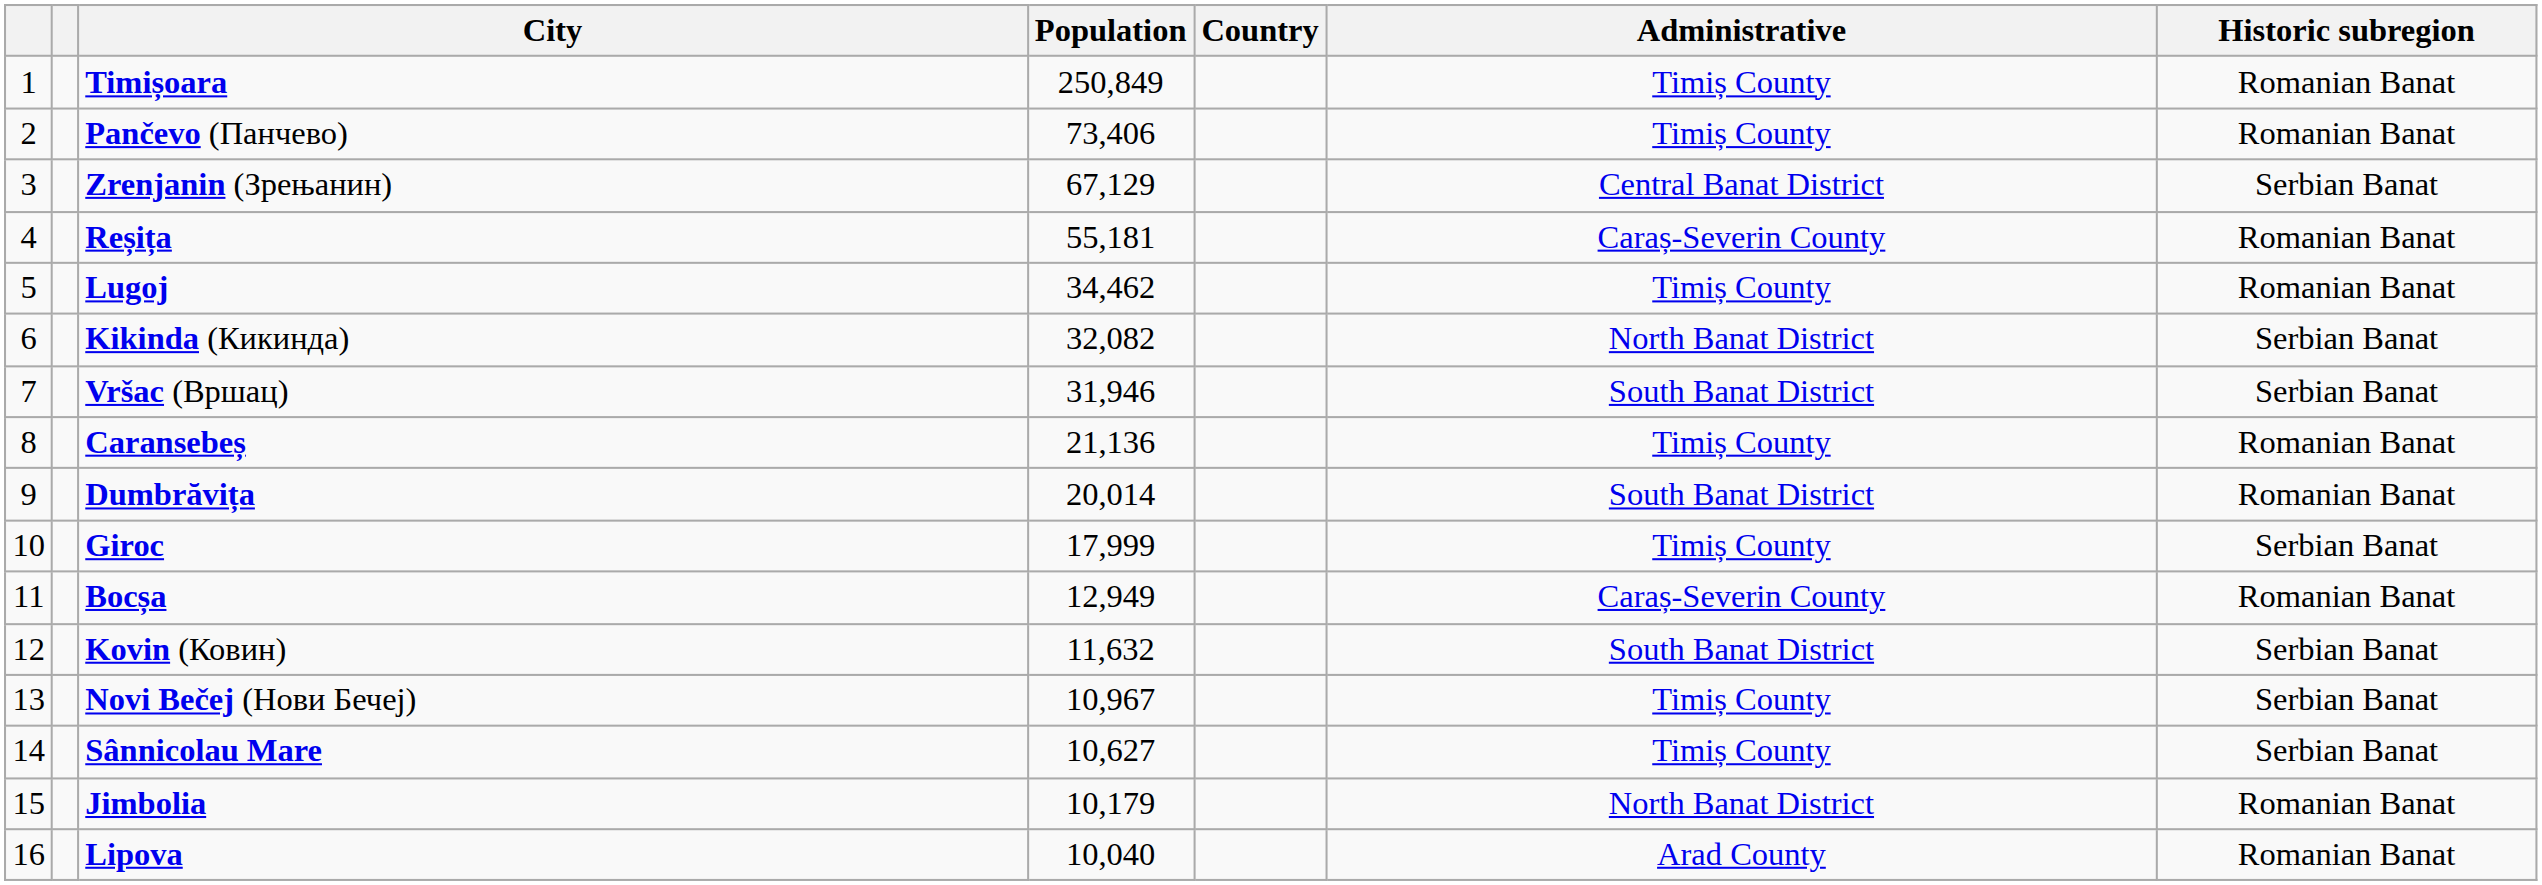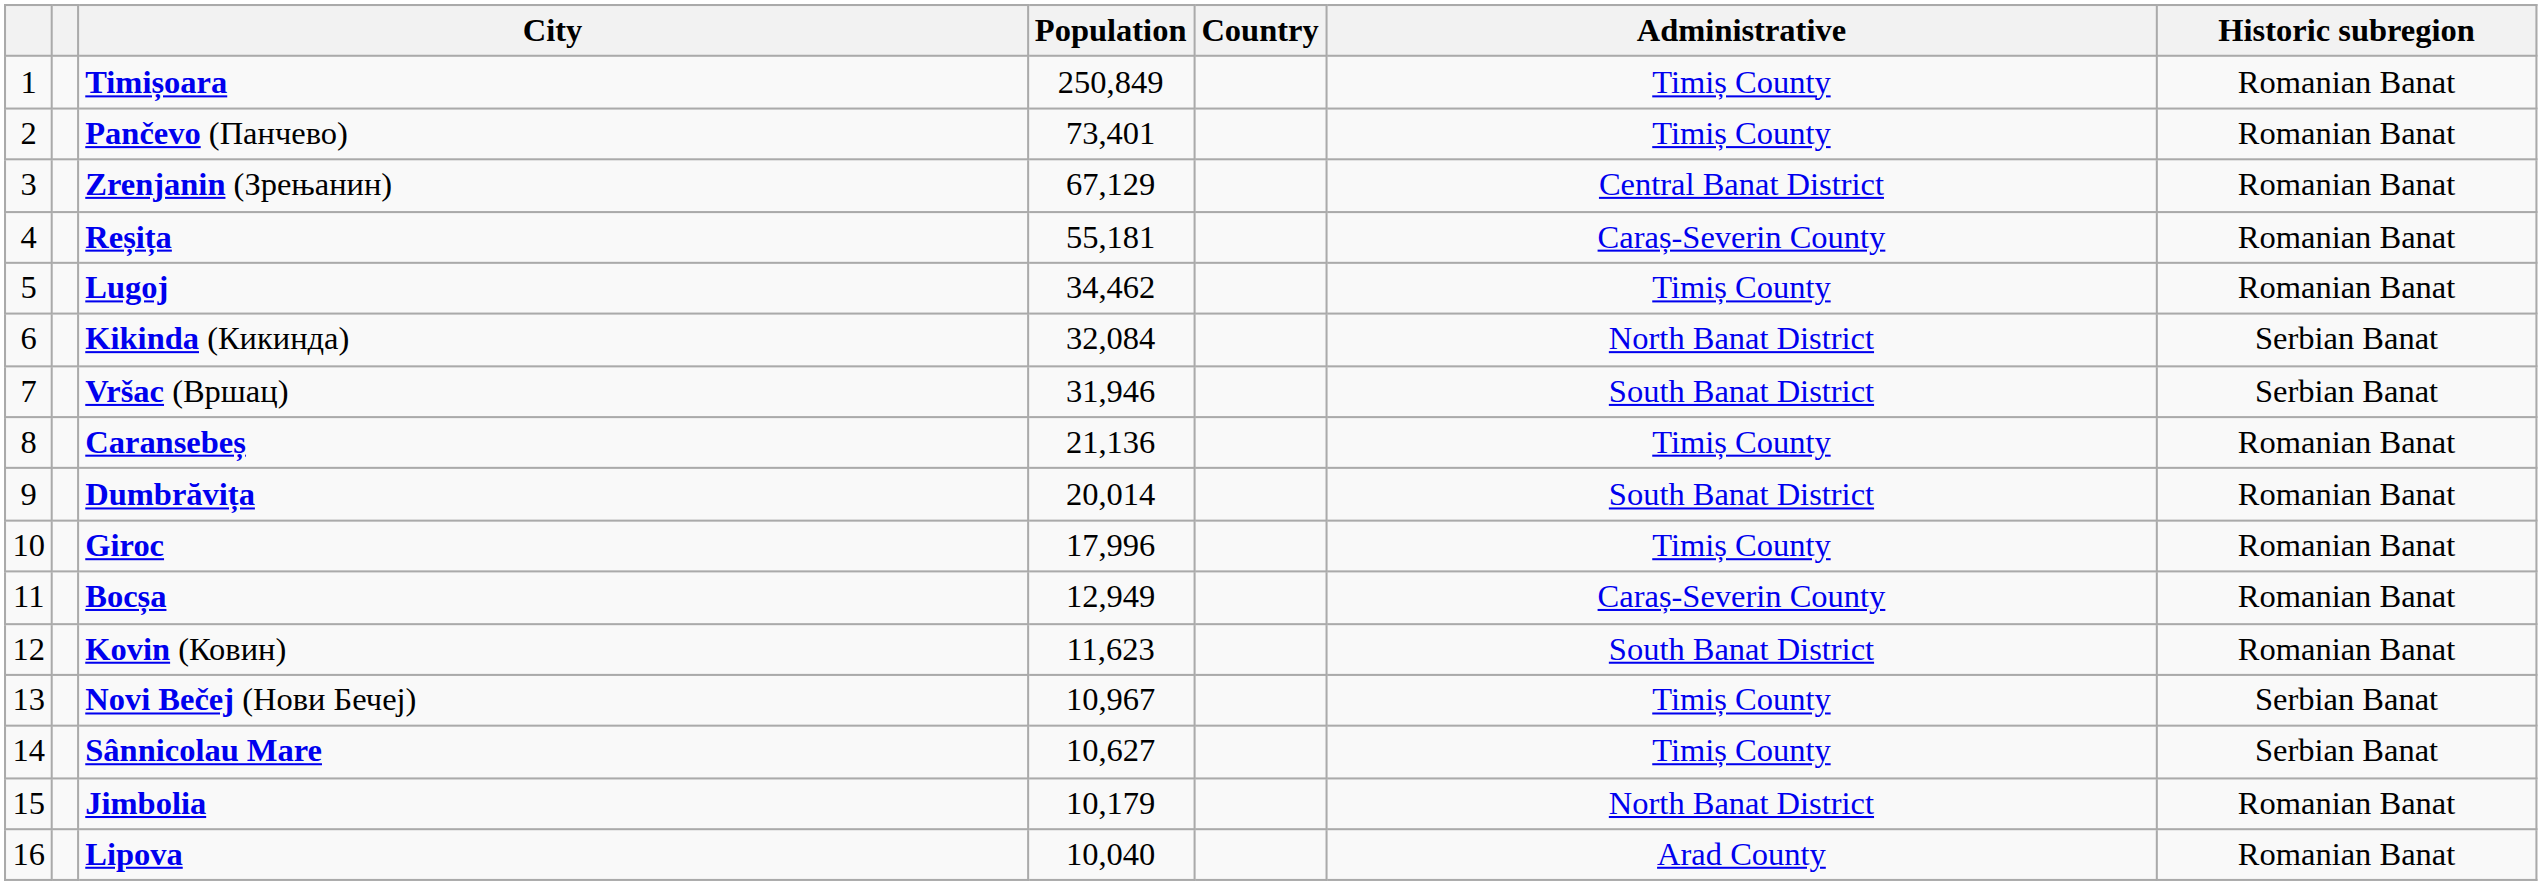(1111, 133) 73,406 -> (1111, 133) 73,401
(2347, 184) Serbian Banat -> (2347, 184) Romanian Banat
(1111, 339) 32,082 -> (1111, 339) 32,084
(1111, 545) 17,999 -> (1111, 545) 17,996
(2347, 545) Serbian Banat -> (2347, 545) Romanian Banat
(1111, 648) 11,632 -> (1111, 648) 11,623
(2347, 648) Serbian Banat -> (2347, 648) Romanian Banat
